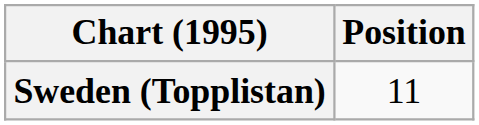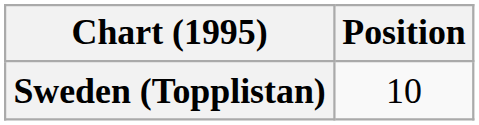(404, 89) 11 -> (404, 89) 10
